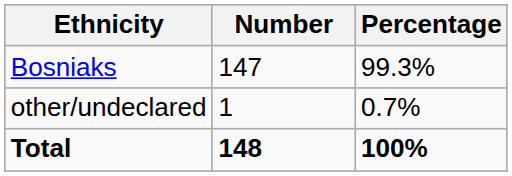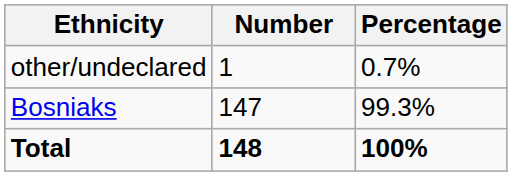rows swapped: (64, 66) <-> (109, 107)
